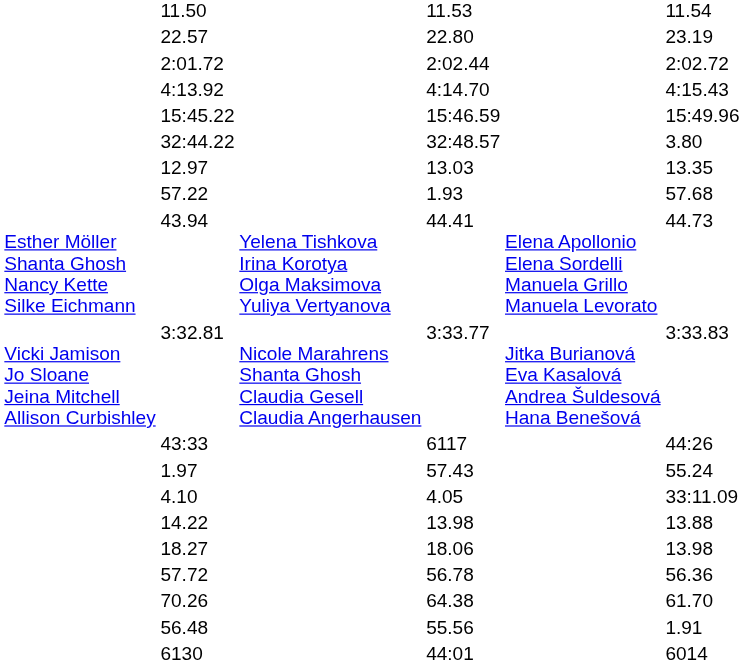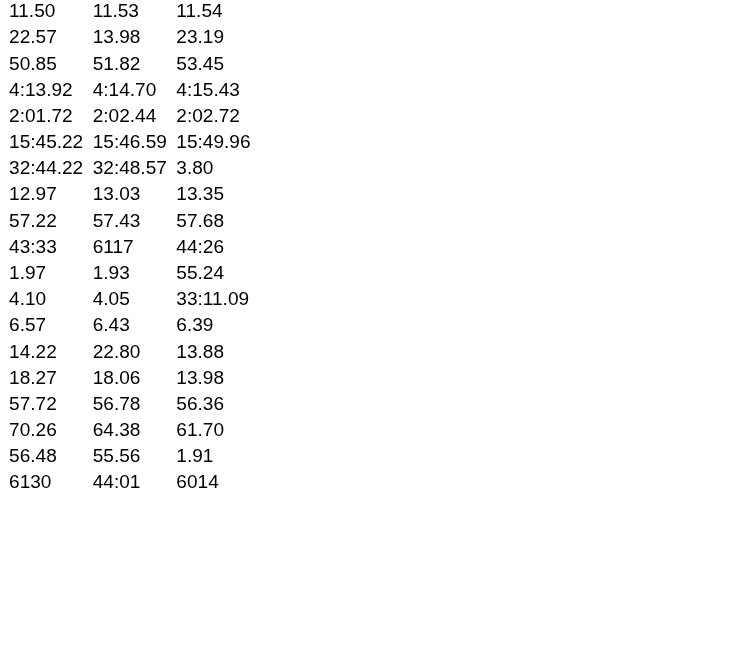(450, 37) 22.80 -> (117, 37) 13.98
+ row: (33, 63)
rows swapped: (192, 63) <-> (192, 89)
(445, 194) 1.93 -> (117, 220) 57.43
- row: (184, 220)
- row: (192, 332)
(450, 470) 57.43 -> (111, 272) 1.93
+ row: (28, 325)
(450, 522) 13.98 -> (117, 351) 22.80
